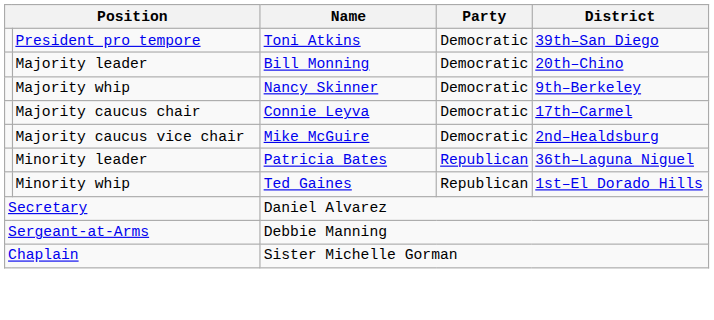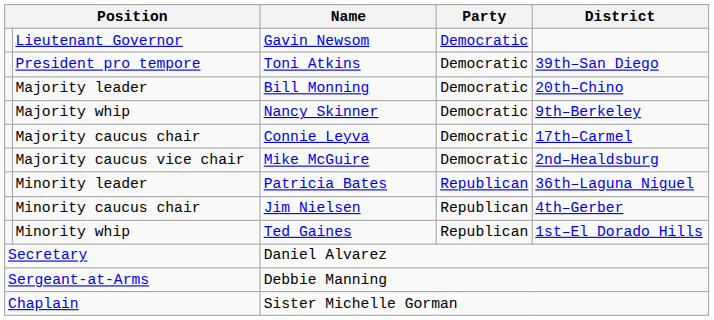+ row: (99, 40)
+ row: (108, 208)
